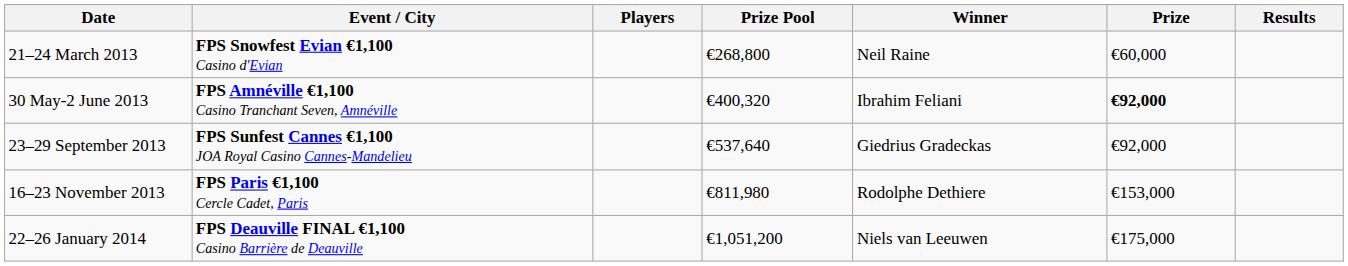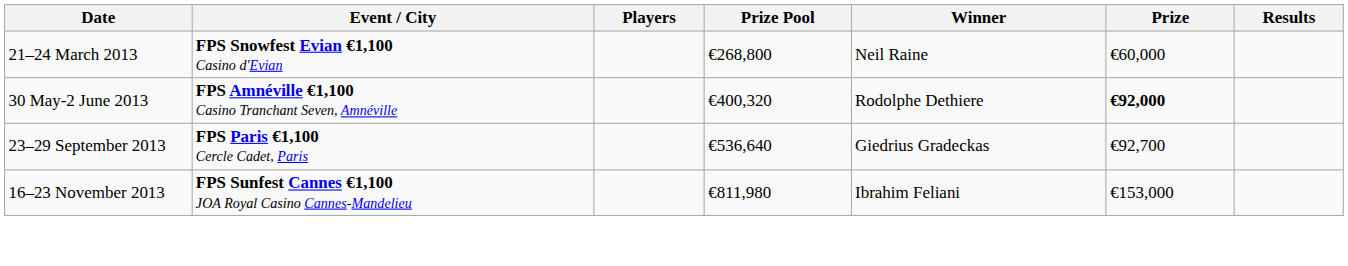(909, 100) Ibrahim Feliani -> (919, 100) Rodolphe Dethiere
(304, 146) FPS Sunfest Cannes €1,100 JOA Royal Casino Cannes-Mandelieu -> (257, 146) FPS Paris €1,100 Cercle Cadet, Paris
(738, 146) €537,640 -> (740, 146) €536,640
(1139, 146) €92,000 -> (1138, 146) €92,700
(257, 192) FPS Paris €1,100 Cercle Cadet, Paris -> (304, 192) FPS Sunfest Cannes €1,100 JOA Royal Casino Cannes-Mandelieu
(921, 192) Rodolphe Dethiere -> (908, 192) Ibrahim Feliani
- row: (77, 238)
